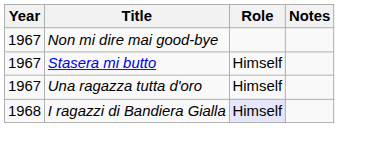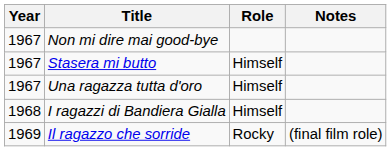(257, 110) lavender background -> (257, 110) no background
+ row: (119, 134)
